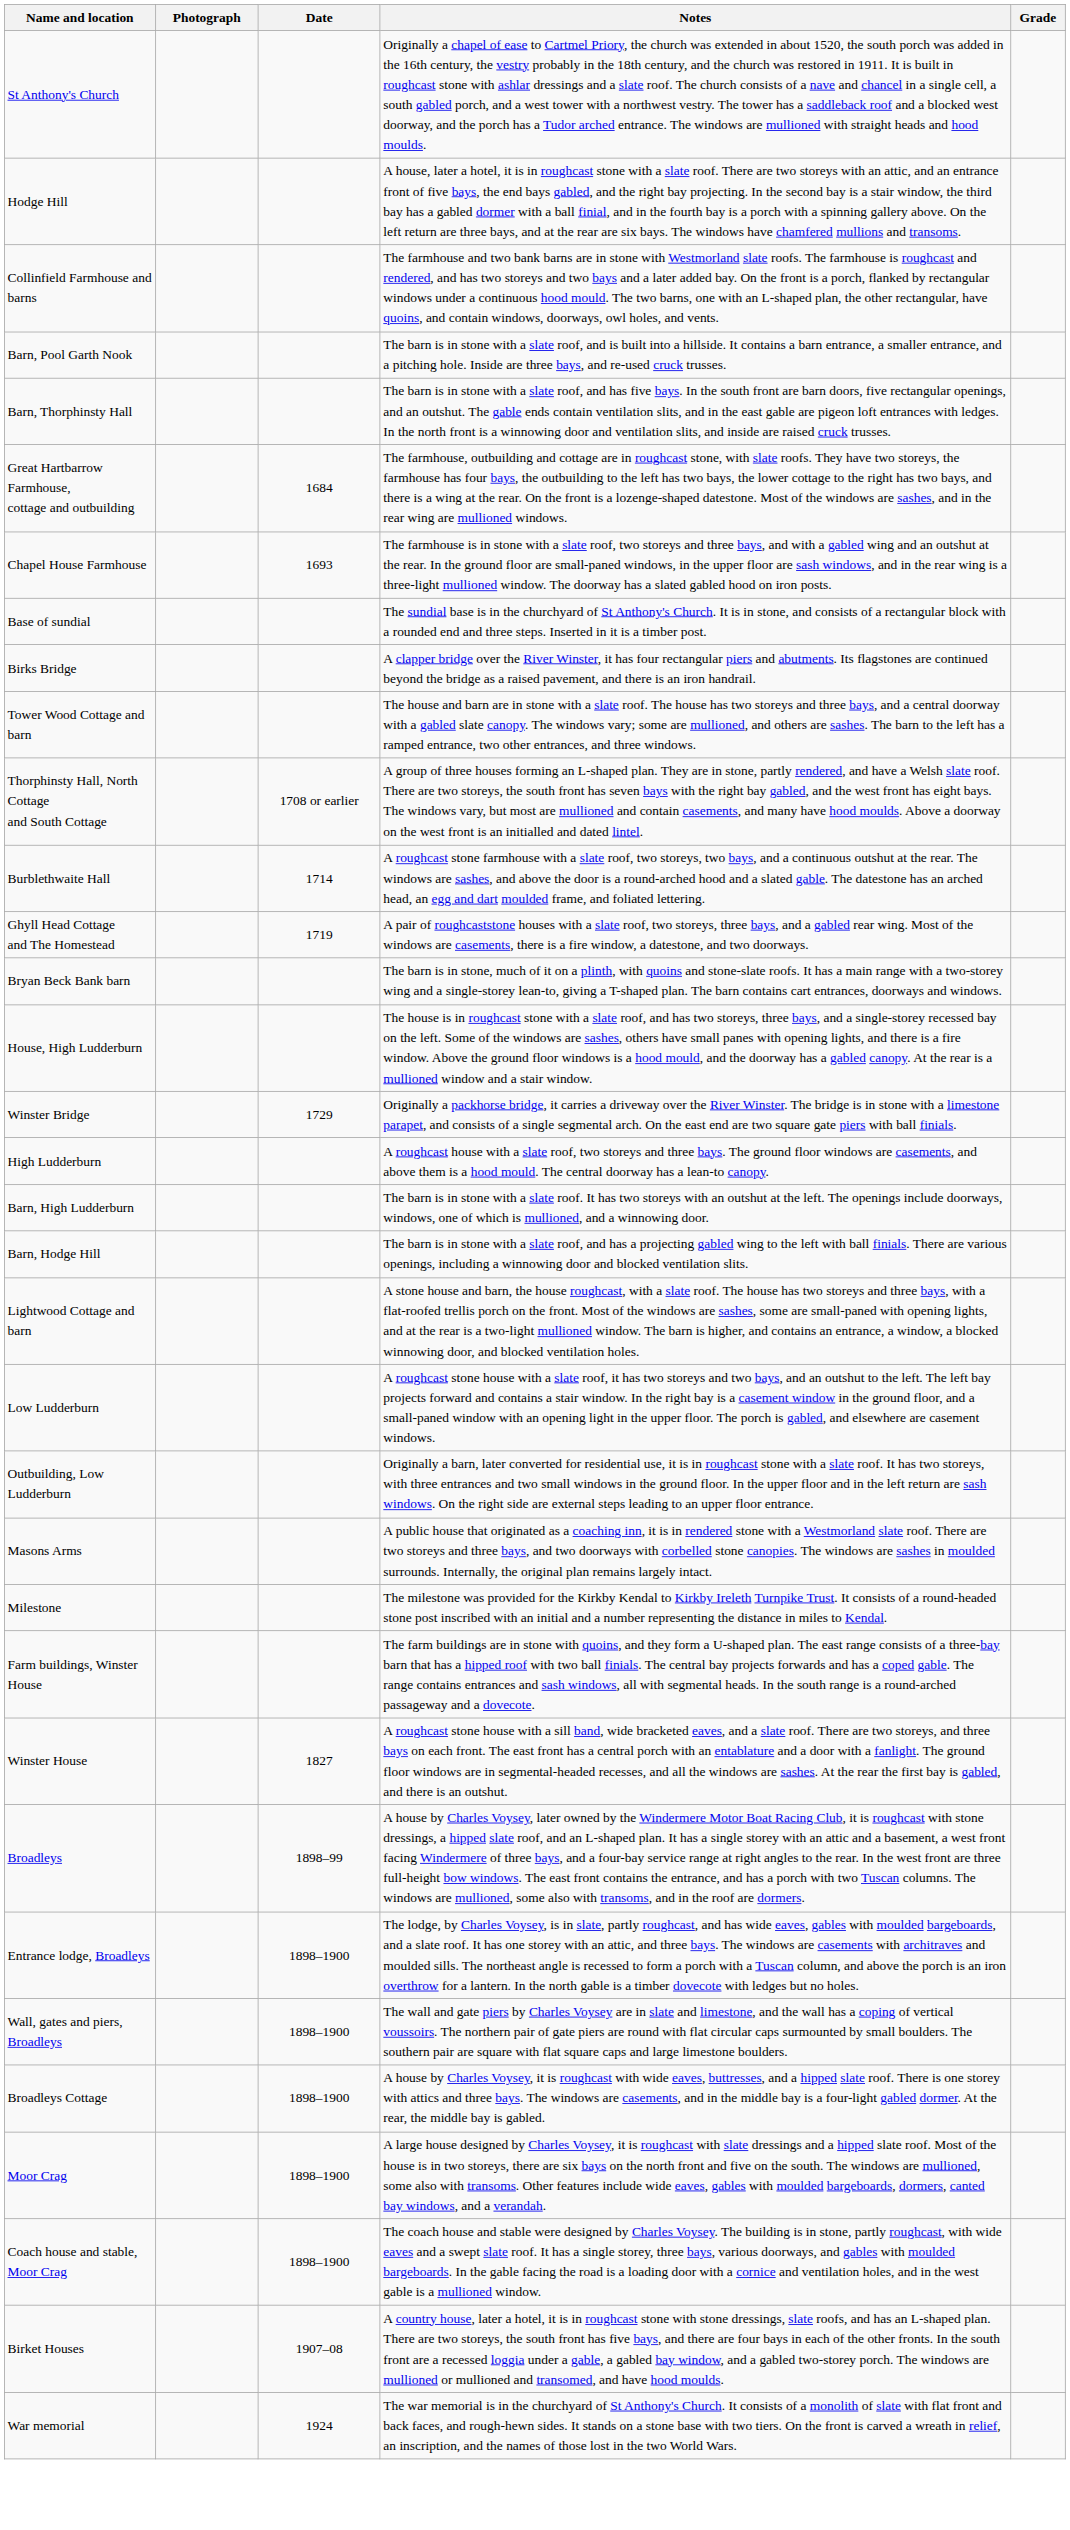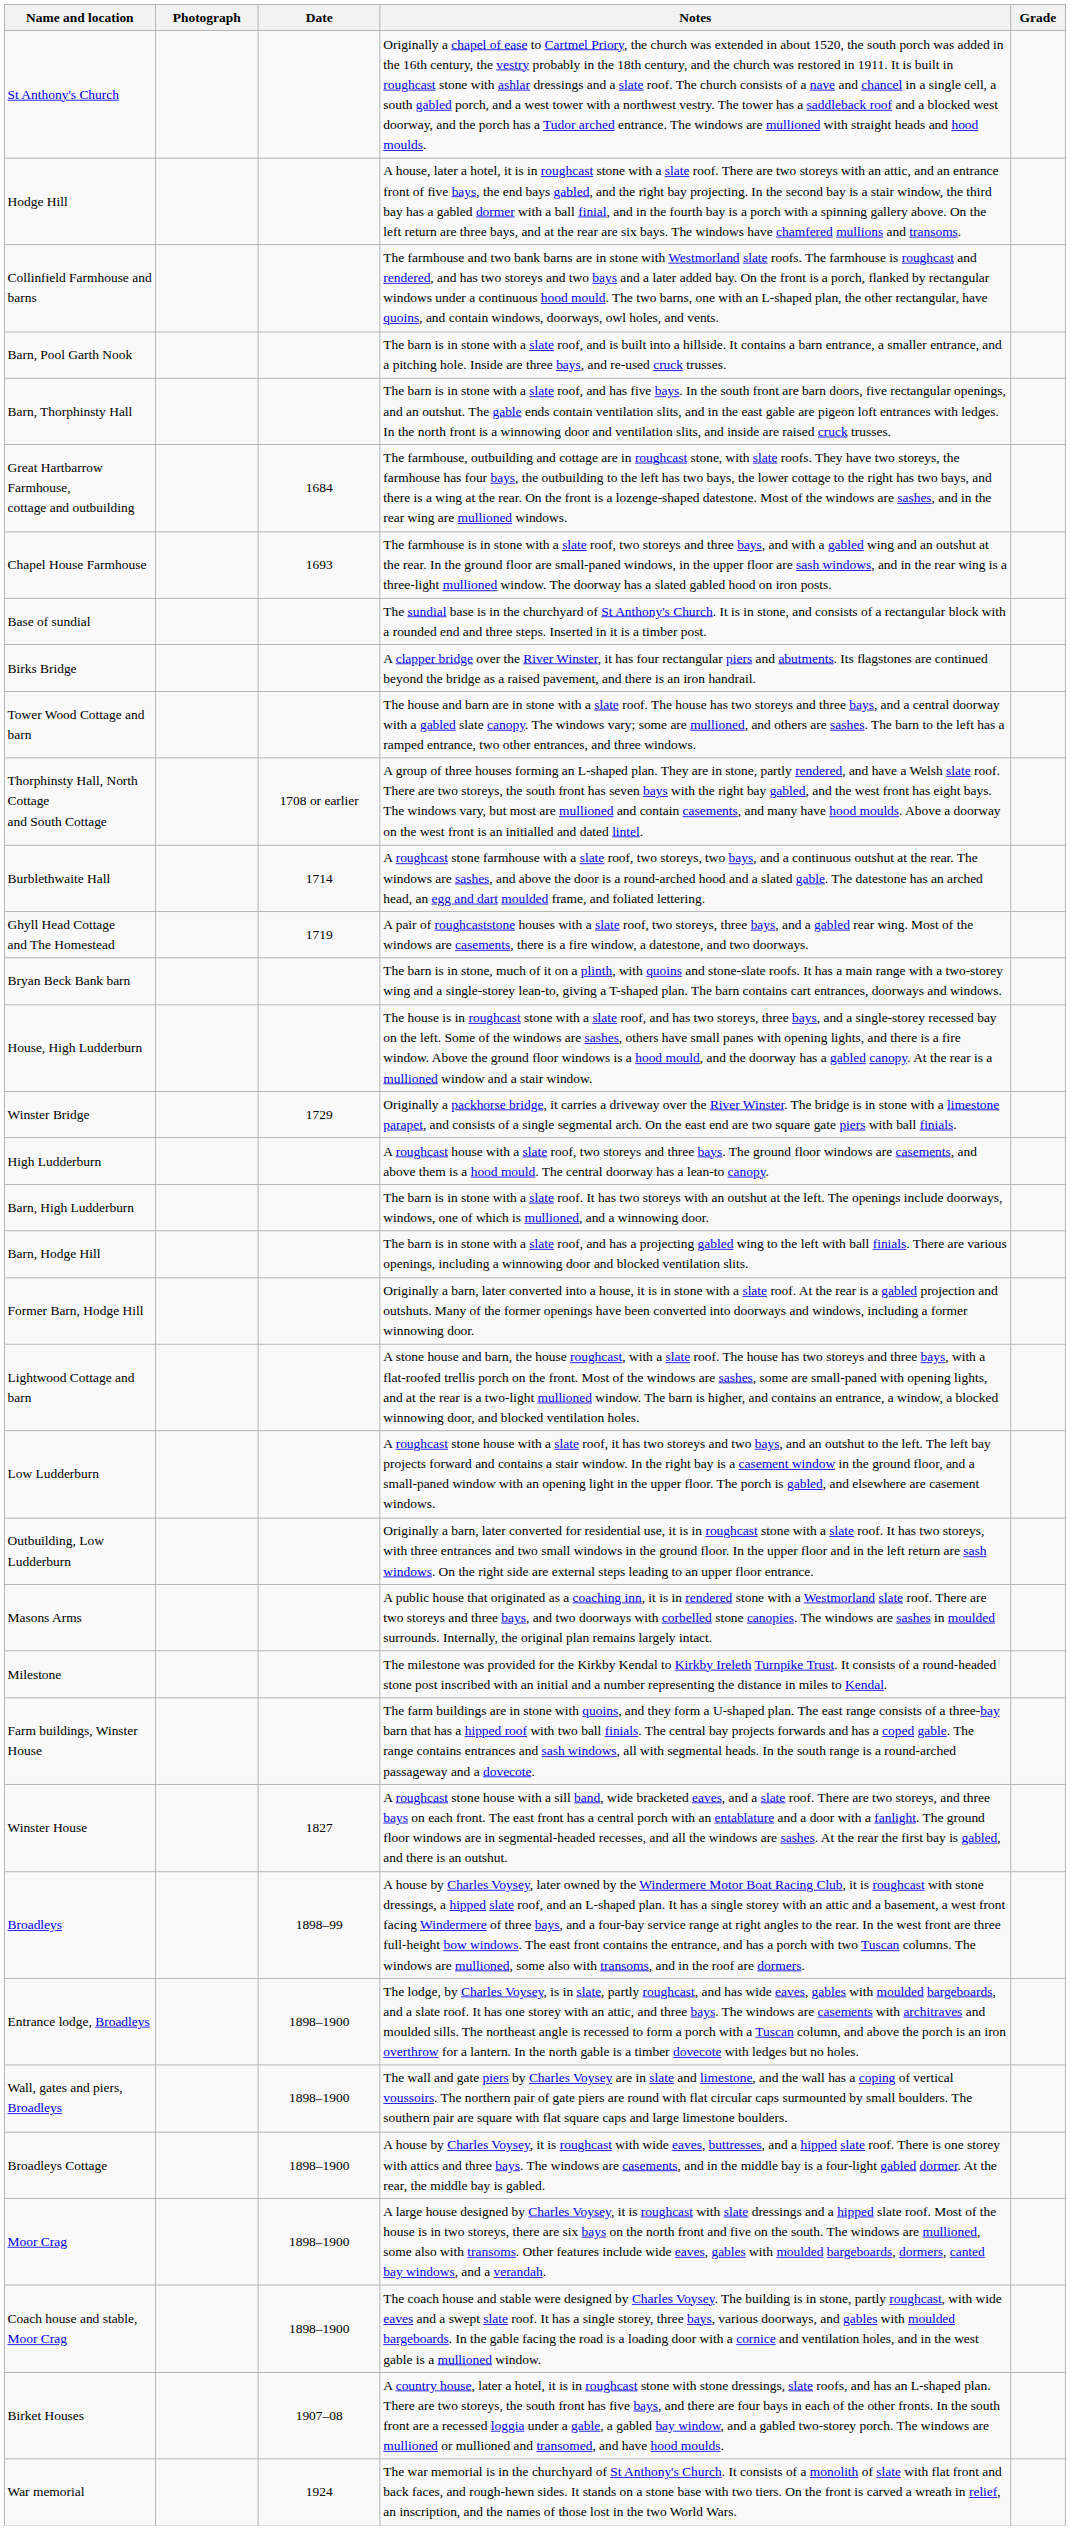+ row: (75, 1310)
